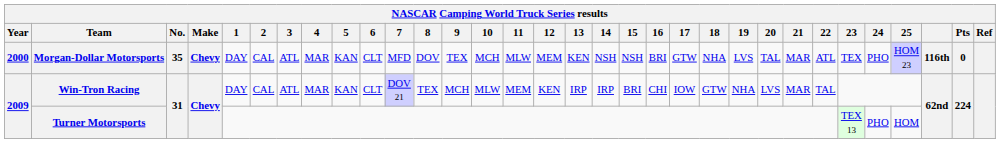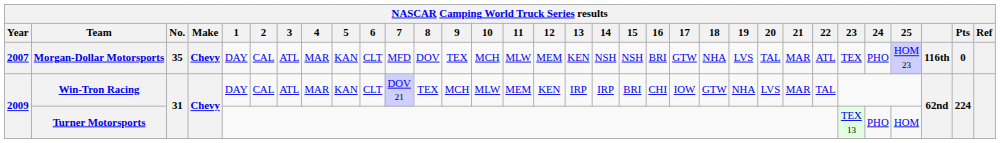(18, 58) 2000 -> (18, 58) 2007
